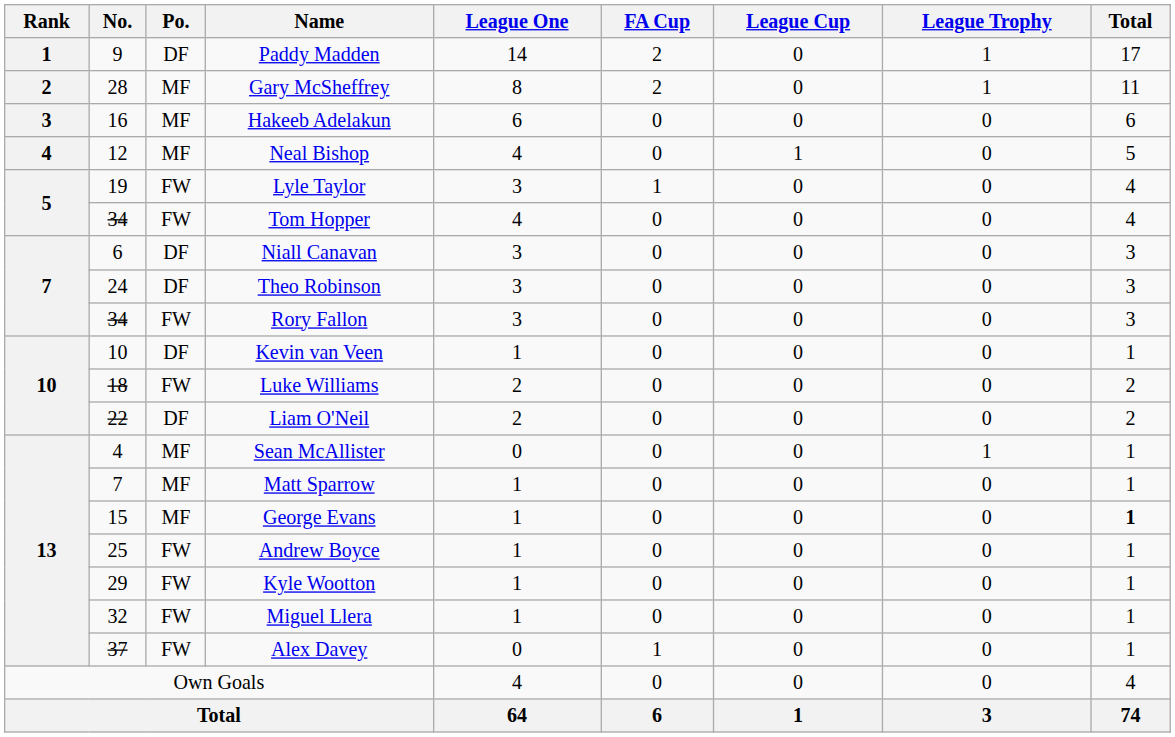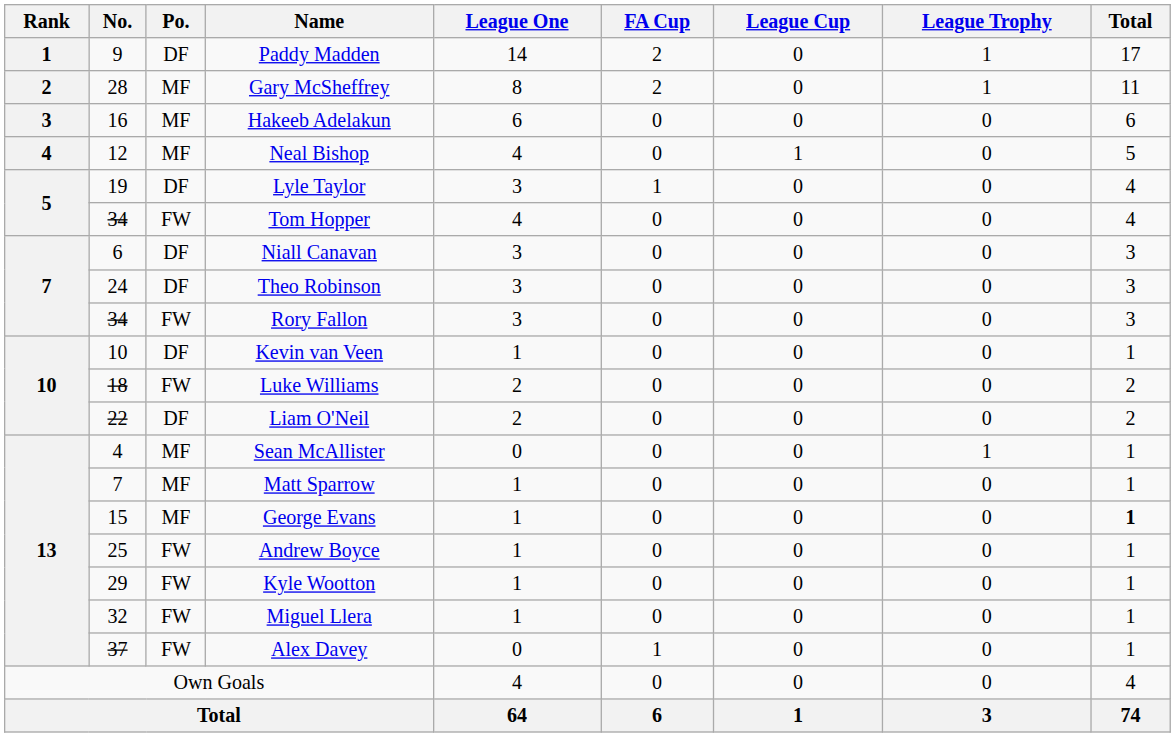(176, 186) FW -> (176, 186) DF
